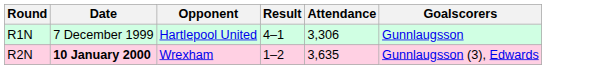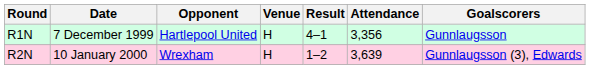+ column: (282, 14)
(323, 34) 3,306 -> (366, 34) 3,356
(102, 54) bold -> (100, 54) normal
(323, 54) 3,635 -> (366, 54) 3,639
